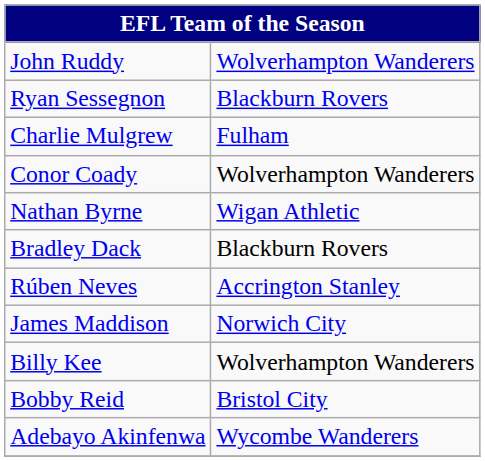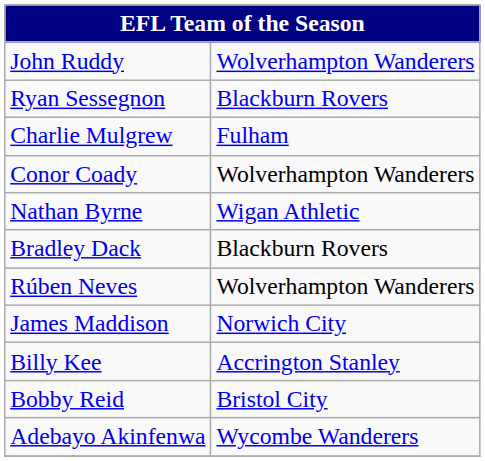(308, 286) Accrington Stanley -> (345, 286) Wolverhampton Wanderers
(345, 361) Wolverhampton Wanderers -> (308, 361) Accrington Stanley
